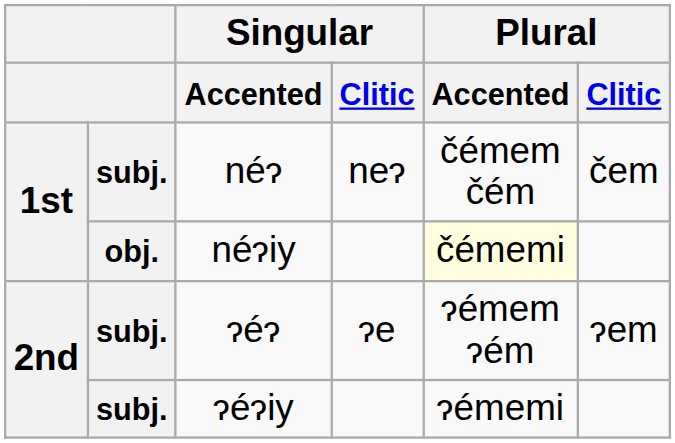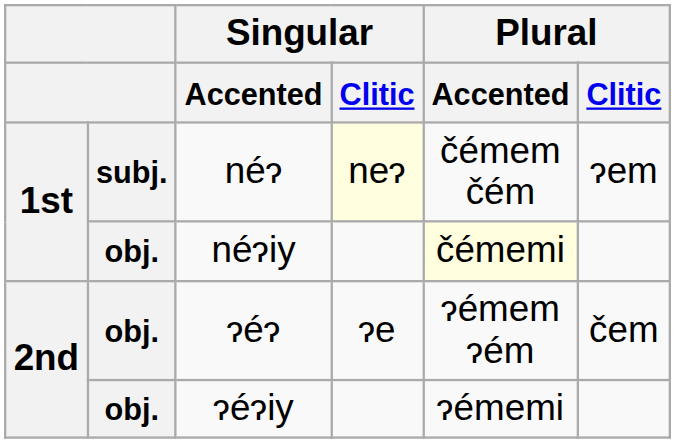(377, 171) no background -> (377, 171) lightyellow background
(624, 171) čem -> (624, 171) ɂem
(132, 331) subj. -> (132, 331) obj.
(624, 329) ɂem -> (624, 329) čem
(132, 410) subj. -> (132, 410) obj.
